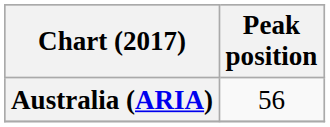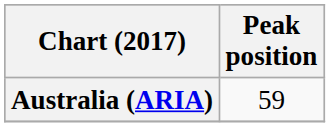(271, 99) 56 -> (271, 99) 59
